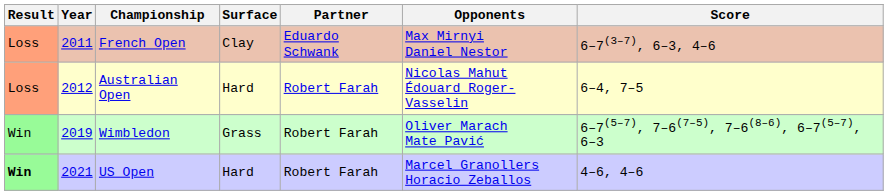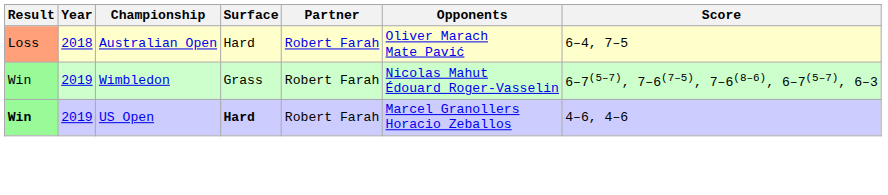- row: (142, 44)
(77, 88) 2012 -> (77, 44) 2018
(460, 88) Nicolas Mahut Édouard Roger-Vasselin -> (437, 44) Oliver Marach Mate Pavić
(456, 134) Oliver Marach Mate Pavić -> (472, 81) Nicolas Mahut Édouard Roger-Vasselin
(77, 172) 2021 -> (77, 117) 2019
(238, 172) normal -> (239, 117) bold
